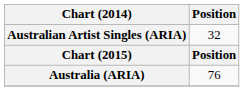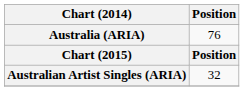rows swapped: (97, 34) <-> (97, 75)
